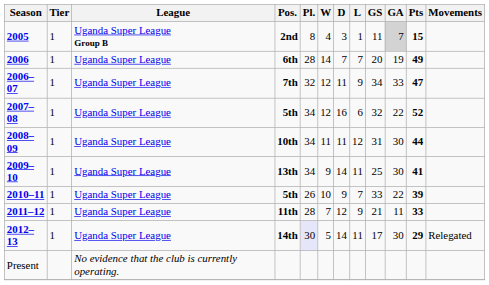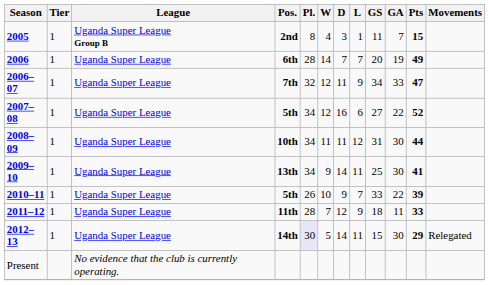(401, 36) lightgrey background -> (401, 36) no background
(377, 112) 32 -> (377, 112) 27
(377, 212) 21 -> (377, 212) 18
(377, 235) 17 -> (377, 235) 15
